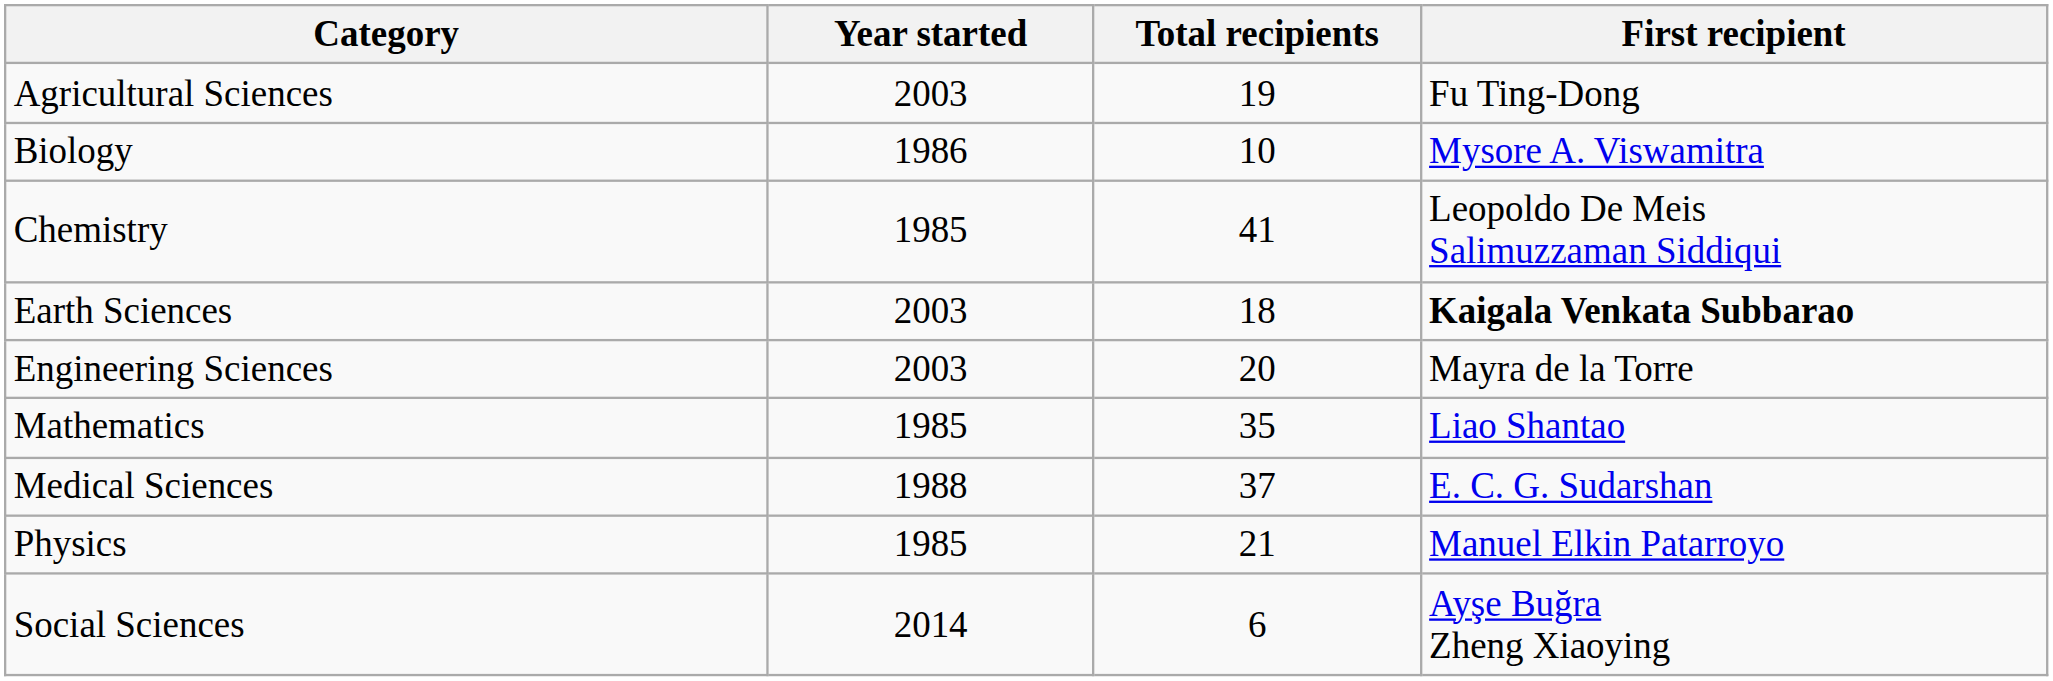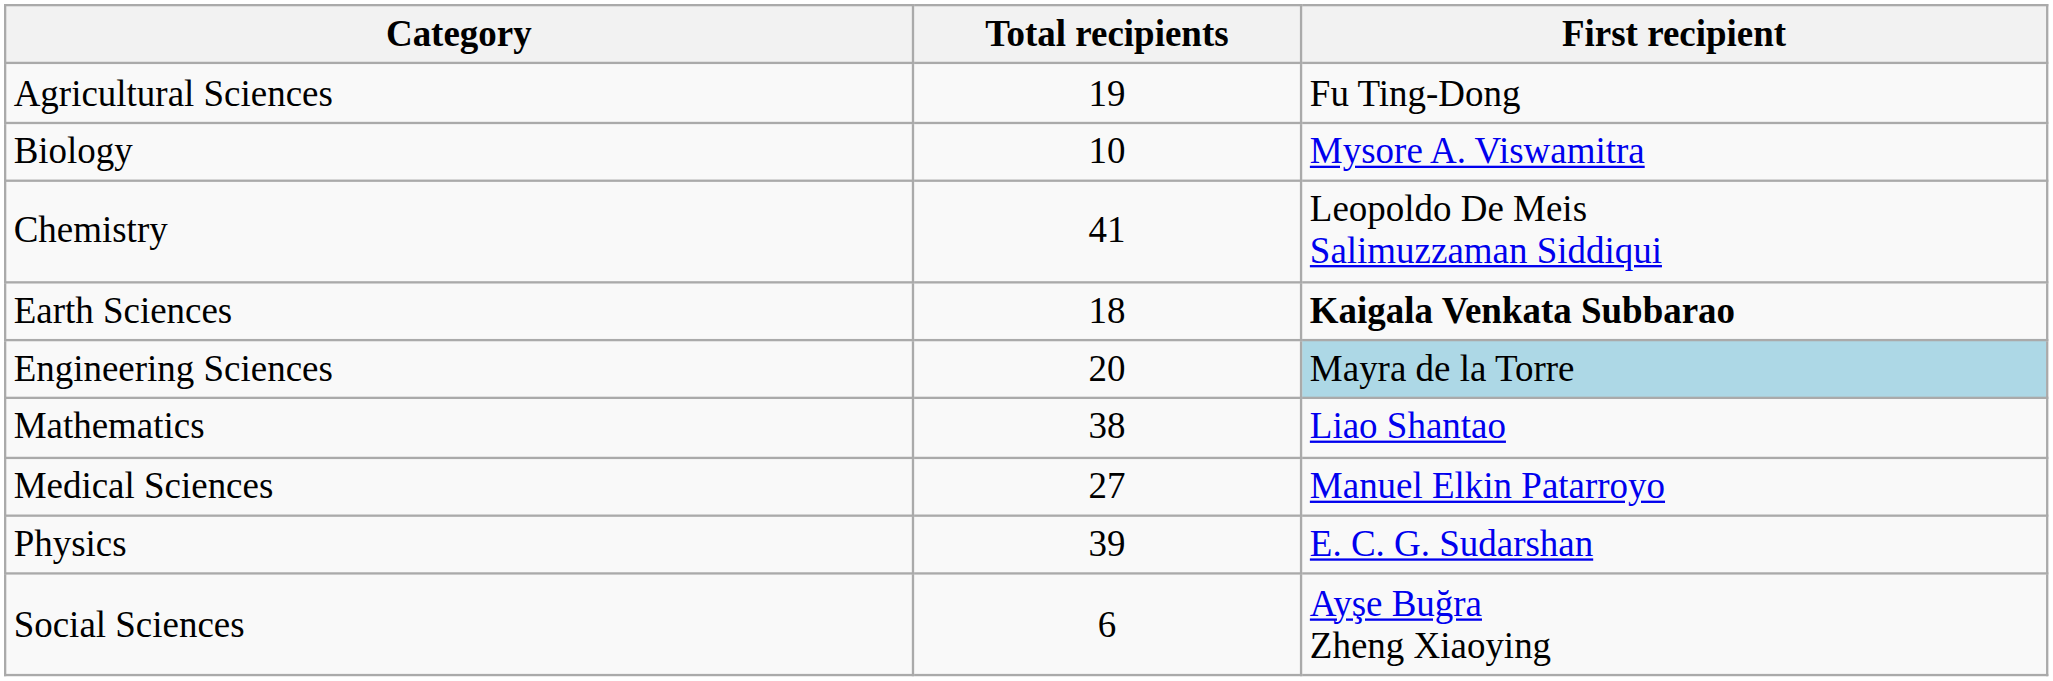- column: (931, 33)
(1561, 368) no background -> (1442, 368) lightblue background
(1257, 427) 35 -> (1107, 427) 38
(1257, 485) 37 -> (1107, 485) 27
(1571, 485) E. C. G. Sudarshan -> (1487, 485) Manuel Elkin Patarroyo
(1257, 544) 21 -> (1107, 544) 39
(1607, 544) Manuel Elkin Patarroyo -> (1452, 544) E. C. G. Sudarshan
